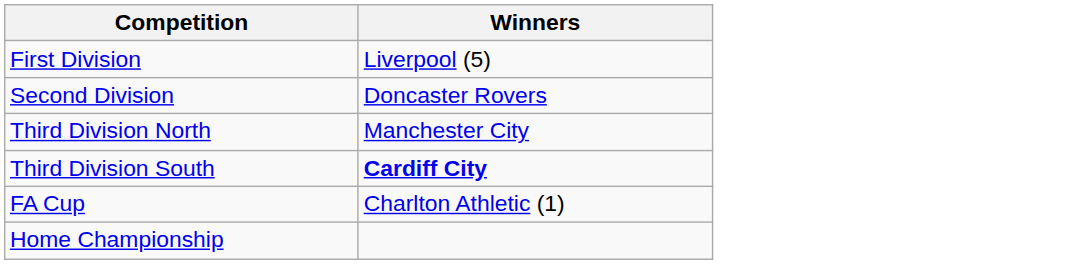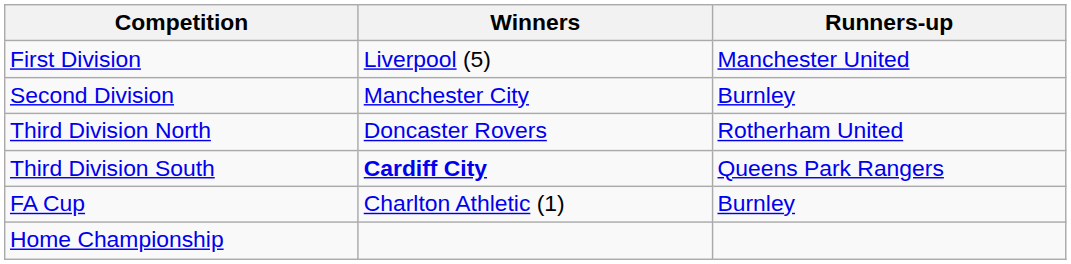+ column: (889, 22)
(455, 95) Doncaster Rovers -> (446, 95) Manchester City
(446, 131) Manchester City -> (455, 131) Doncaster Rovers
